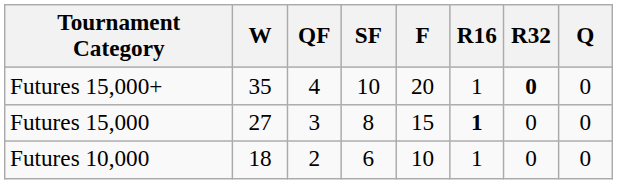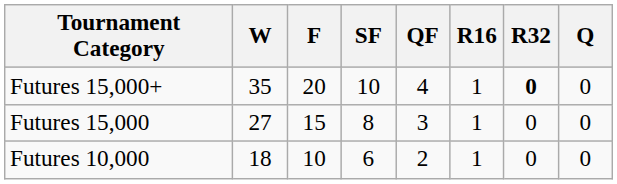columns swapped: (423, 35) <-> (314, 35)
(477, 122) bold -> (477, 122) normal
